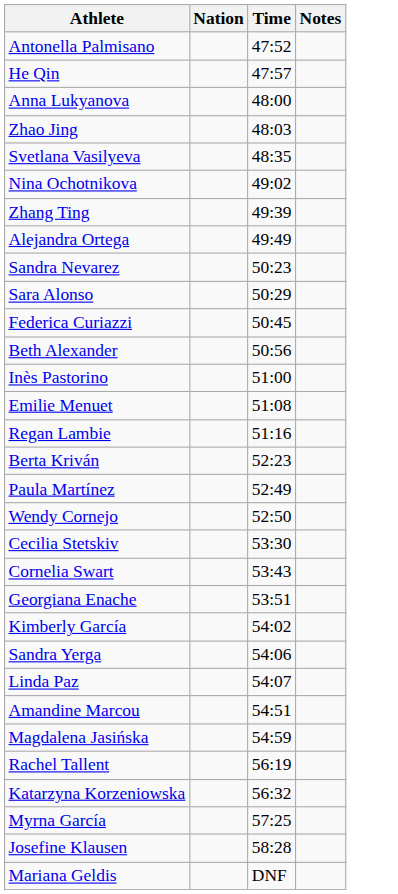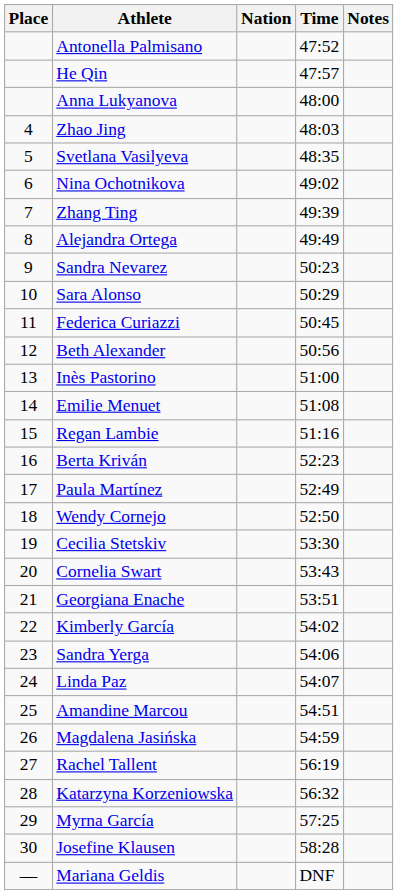+ column: (28, 18)
